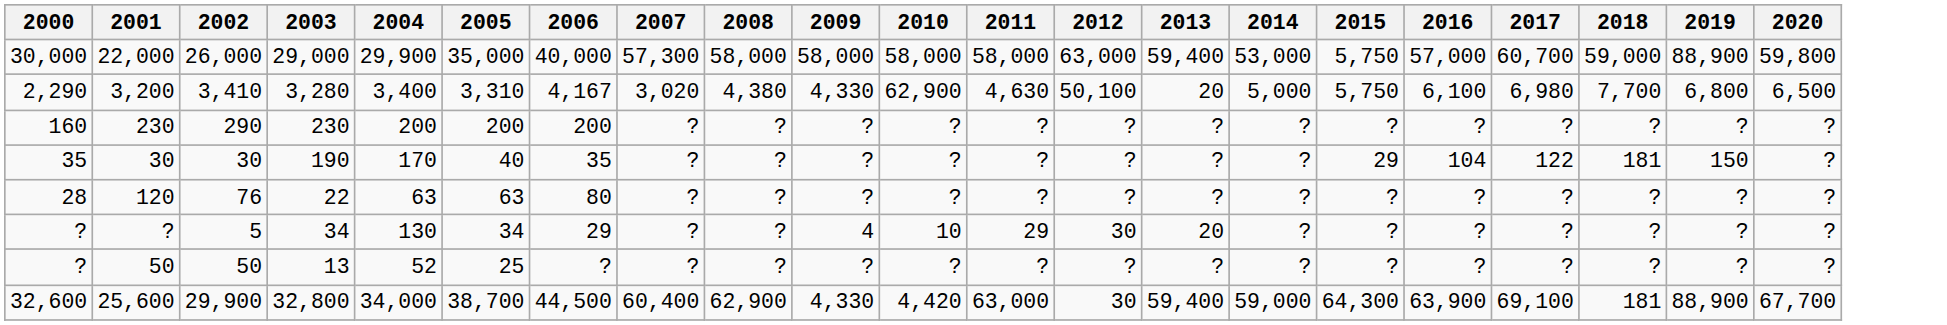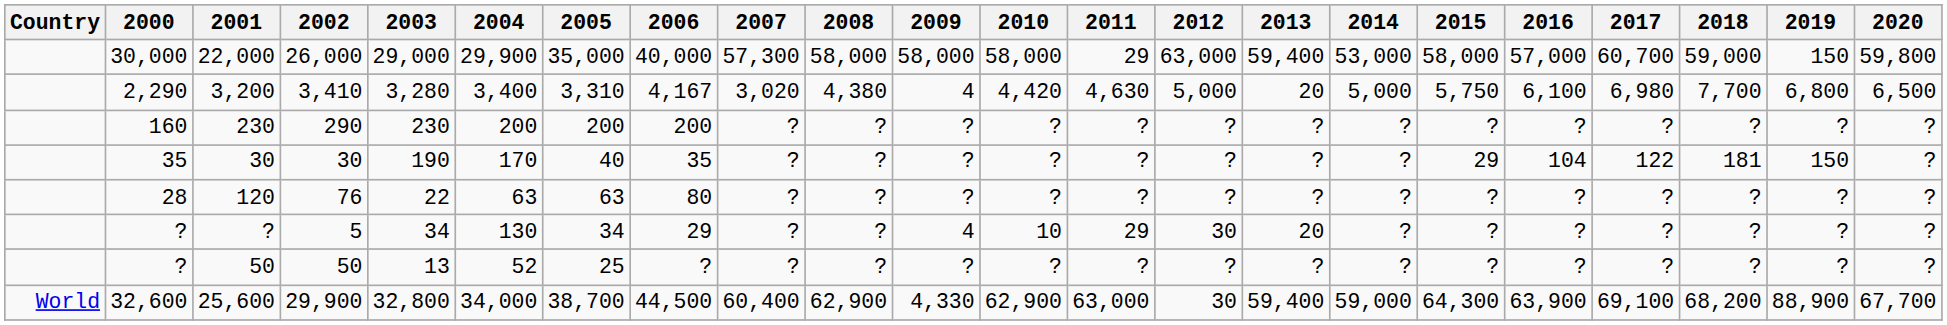+ column: (55, 22)
(1010, 57) 58,000 -> (1137, 57) 29
(1367, 57) 5,750 -> (1461, 57) 58,000
(1710, 57) 88,900 -> (1830, 57) 150
(842, 92) 4,330 -> (968, 92) 4
(923, 92) 62,900 -> (1030, 92) 4,420
(1098, 92) 50,100 -> (1205, 92) 5,000
(929, 302) 4,420 -> (1023, 302) 62,900
(1642, 302) 181 -> (1723, 302) 68,200
